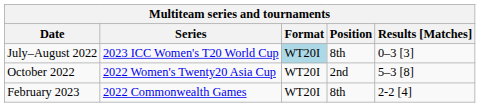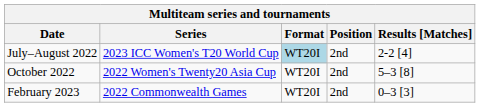(338, 53) 8th -> (339, 53) 2nd
(396, 53) 0–3 [3] -> (395, 53) 2-2 [4]
(338, 92) 8th -> (339, 92) 2nd
(395, 92) 2-2 [4] -> (396, 92) 0–3 [3]
